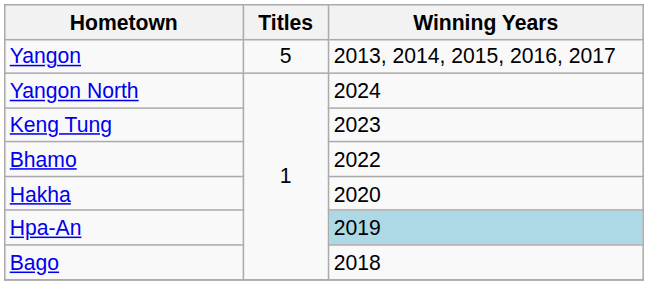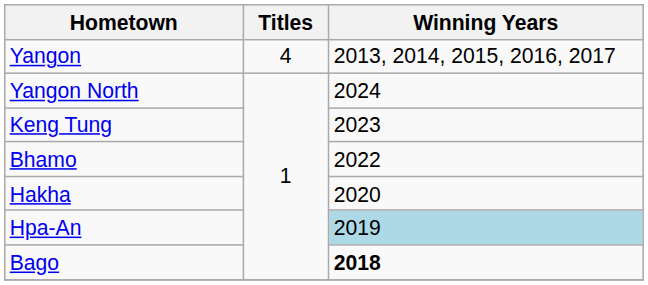(286, 56) 5 -> (286, 56) 4
(357, 262) normal -> (357, 262) bold
